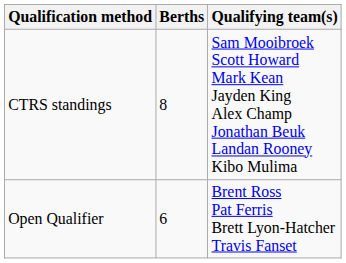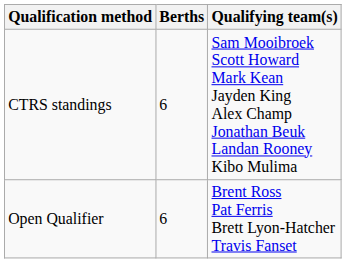(163, 104) 8 -> (163, 104) 6
